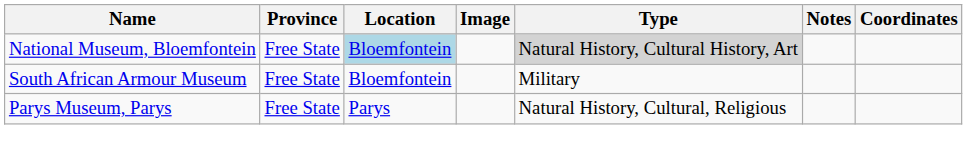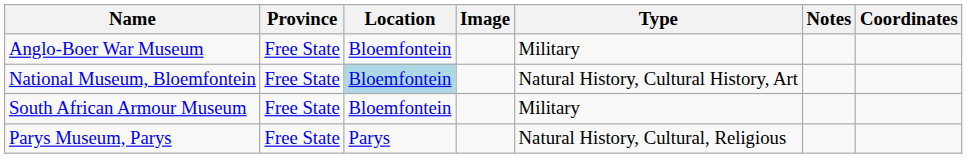+ row: (106, 49)
(658, 49) lightgrey background -> (658, 78) no background
